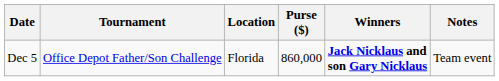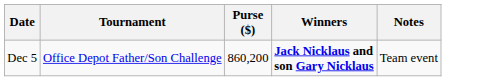- column: (251, 22)
(301, 58) 860,000 -> (248, 58) 860,200
